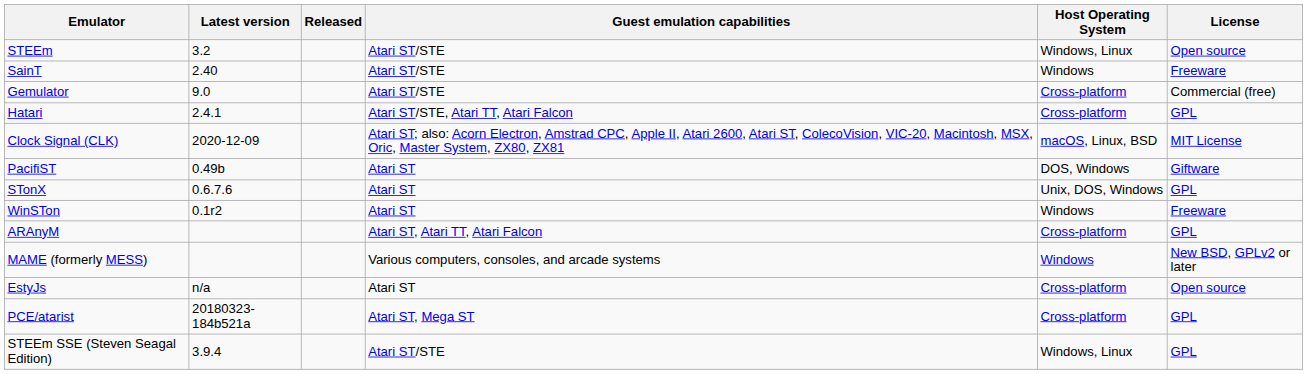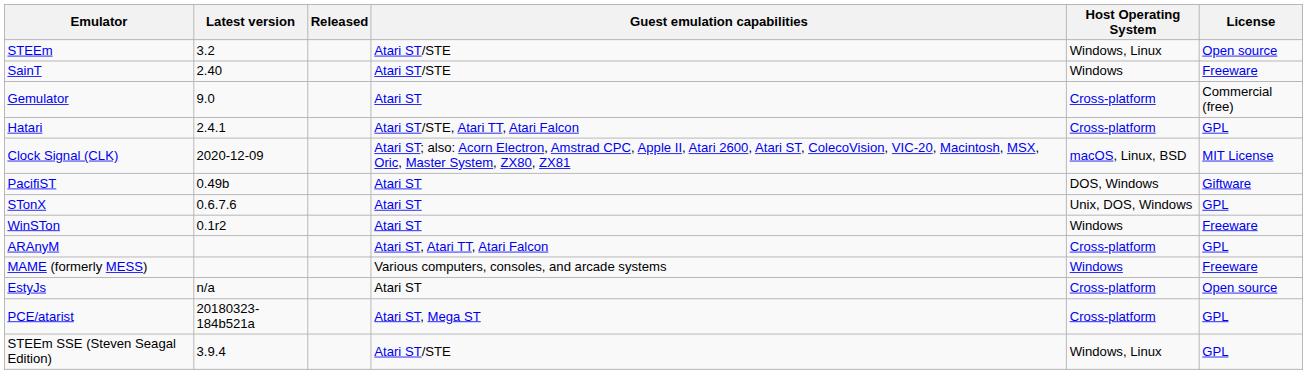(406, 92) Atari ST/STE -> (398, 99) Atari ST
(1230, 259) New BSD, GPLv2 or later -> (1230, 267) Freeware
